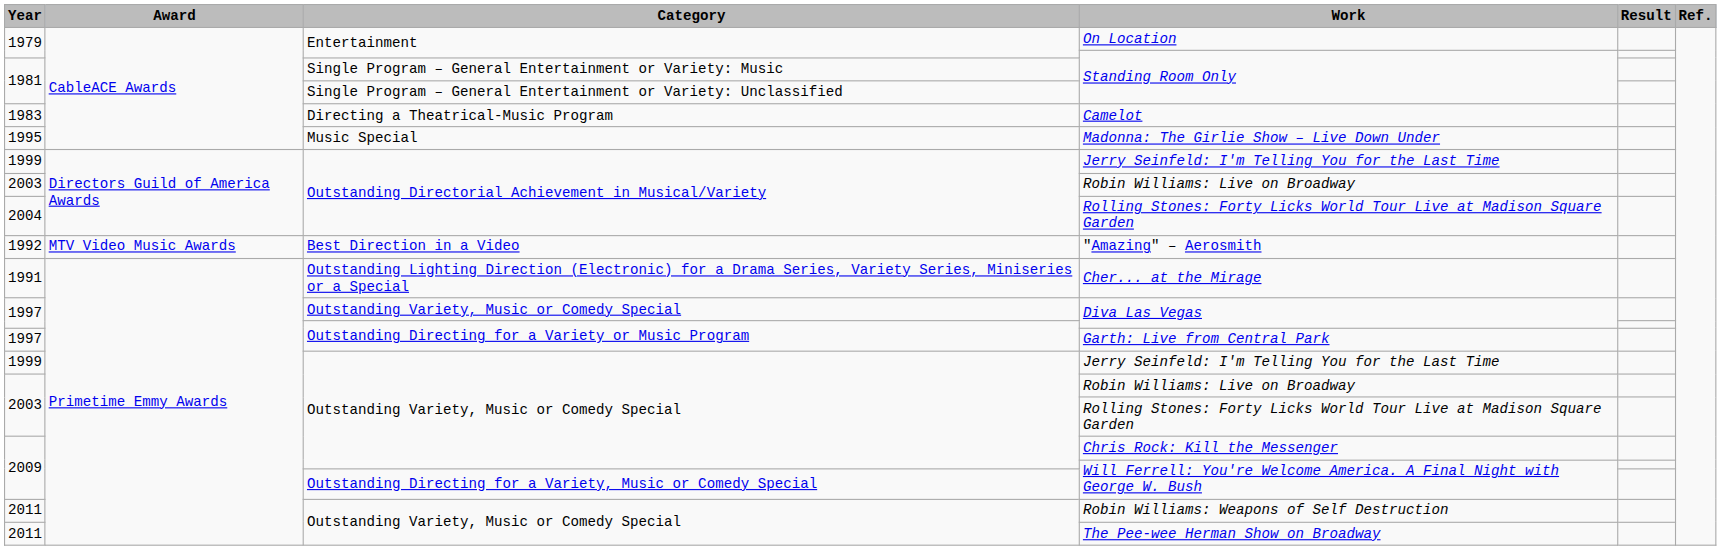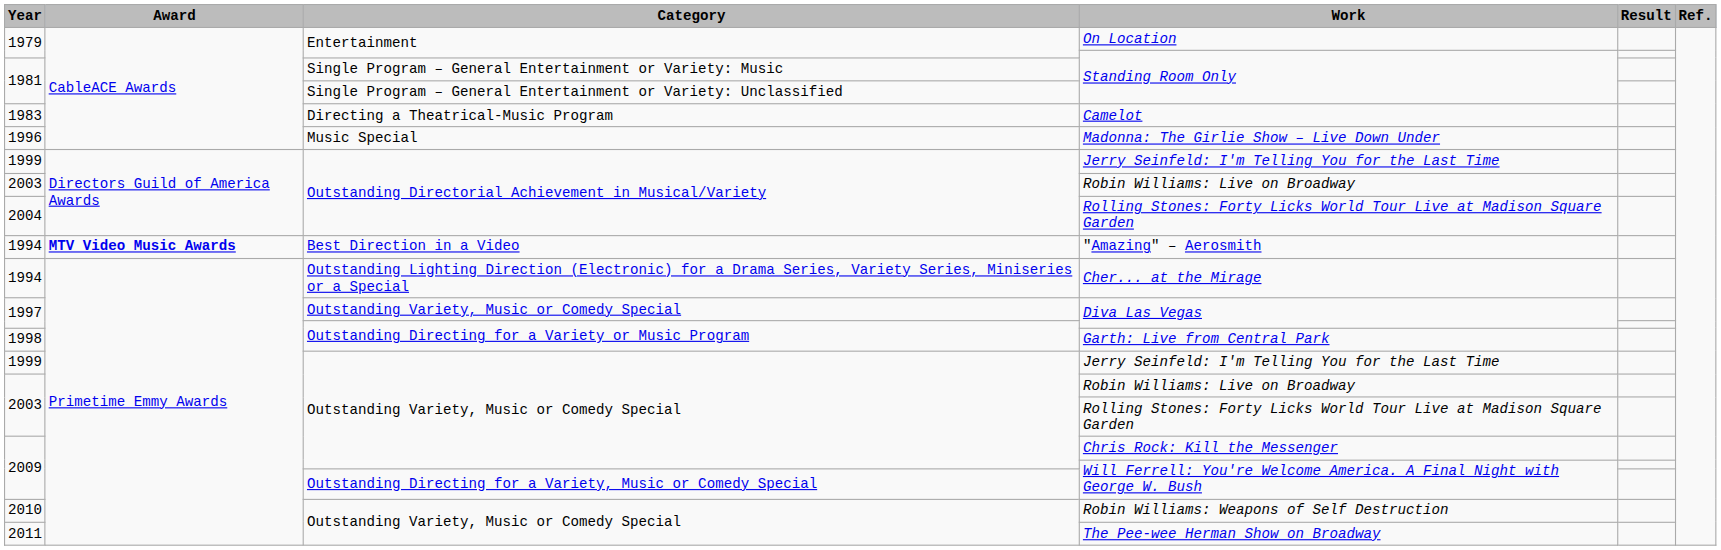(25, 138) 1995 -> (25, 138) 1996
(25, 247) 1992 -> (25, 247) 1994
(142, 247) normal -> (142, 247) bold
(25, 278) 1991 -> (25, 278) 1994
(25, 339) 1997 -> (25, 339) 1998
(25, 511) 2011 -> (25, 511) 2010
